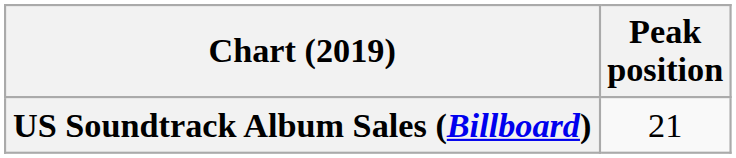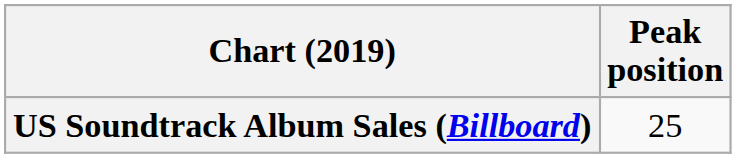(665, 124) 21 -> (665, 124) 25
